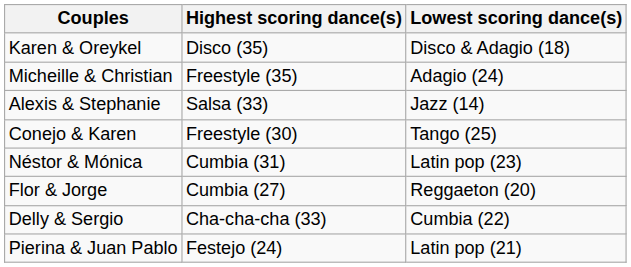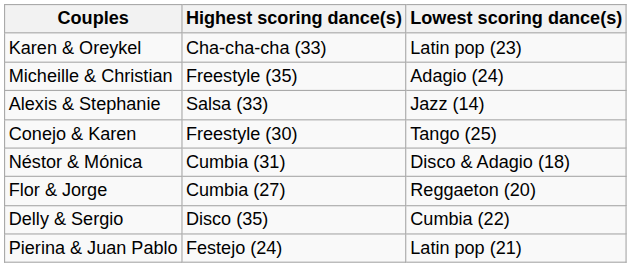(227, 47) Disco (35) -> (256, 47) Cha-cha-cha (33)
(490, 47) Disco & Adagio (18) -> (466, 47) Latin pop (23)
(466, 162) Latin pop (23) -> (490, 162) Disco & Adagio (18)
(256, 219) Cha-cha-cha (33) -> (227, 219) Disco (35)
